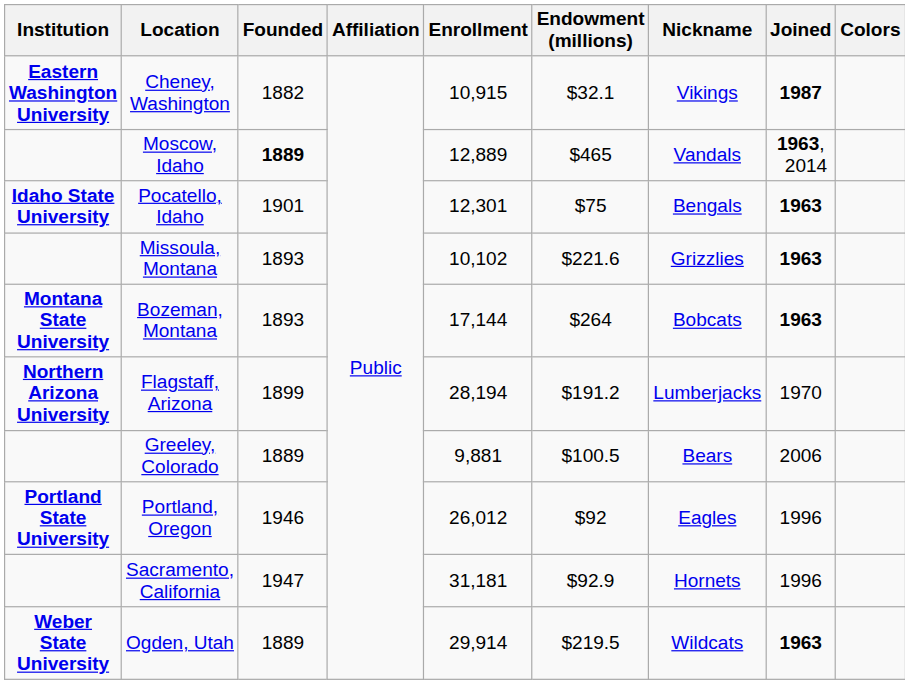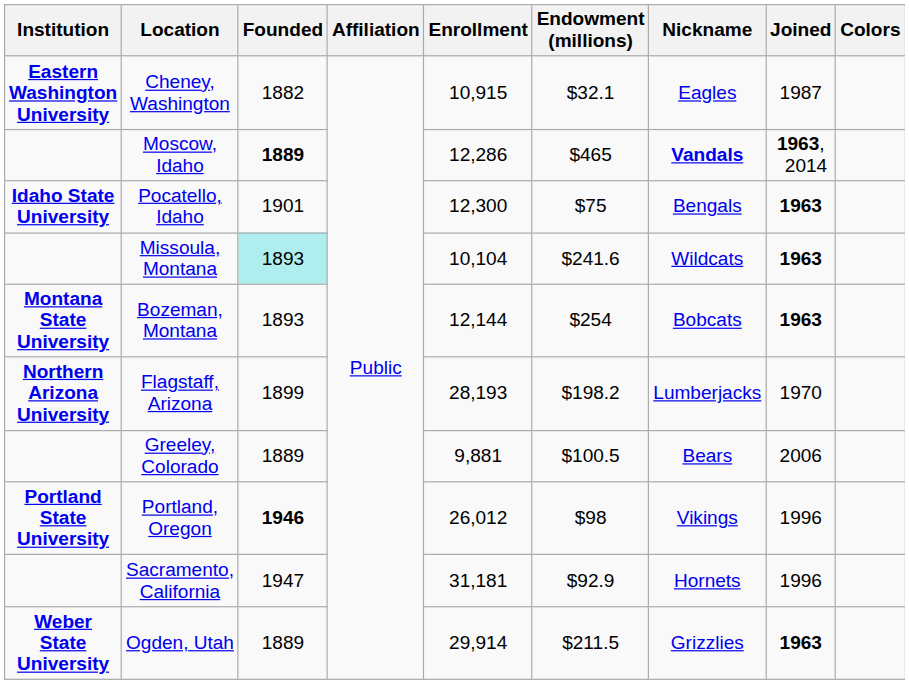(707, 92) Vikings -> (707, 92) Eagles
(801, 92) bold -> (801, 92) normal
(478, 154) 12,889 -> (478, 154) 12,286
(707, 154) normal -> (707, 154) bold
(478, 206) 12,301 -> (478, 206) 12,300
(283, 258) no background -> (283, 258) paleturquoise background
(478, 258) 10,102 -> (478, 258) 10,104
(591, 258) $221.6 -> (591, 258) $241.6
(707, 258) Grizzlies -> (707, 258) Wildcats
(478, 320) 17,144 -> (478, 320) 12,144
(591, 320) $264 -> (591, 320) $254
(478, 393) 28,194 -> (478, 393) 28,193
(591, 393) $191.2 -> (591, 393) $198.2
(283, 518) normal -> (283, 518) bold
(591, 518) $92 -> (591, 518) $98
(707, 518) Eagles -> (707, 518) Vikings
(591, 642) $219.5 -> (591, 642) $211.5
(707, 642) Wildcats -> (707, 642) Grizzlies
